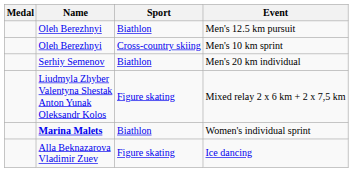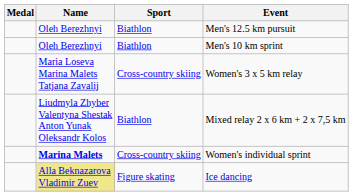(159, 46) Cross-country skiing -> (134, 46) Biathlon
+ row: (254, 74)
- row: (253, 62)
(146, 96) Figure skating -> (134, 120) Biathlon
(134, 131) Biathlon -> (159, 155) Cross-country skiing
(75, 153) no background -> (75, 177) khaki background
